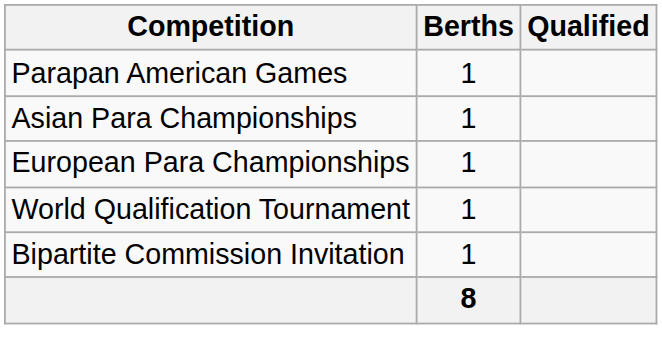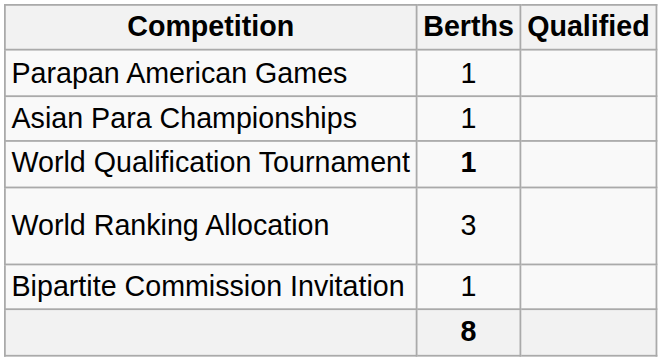- row: (211, 163)
(469, 208) normal -> (469, 163) bold
+ row: (170, 225)
